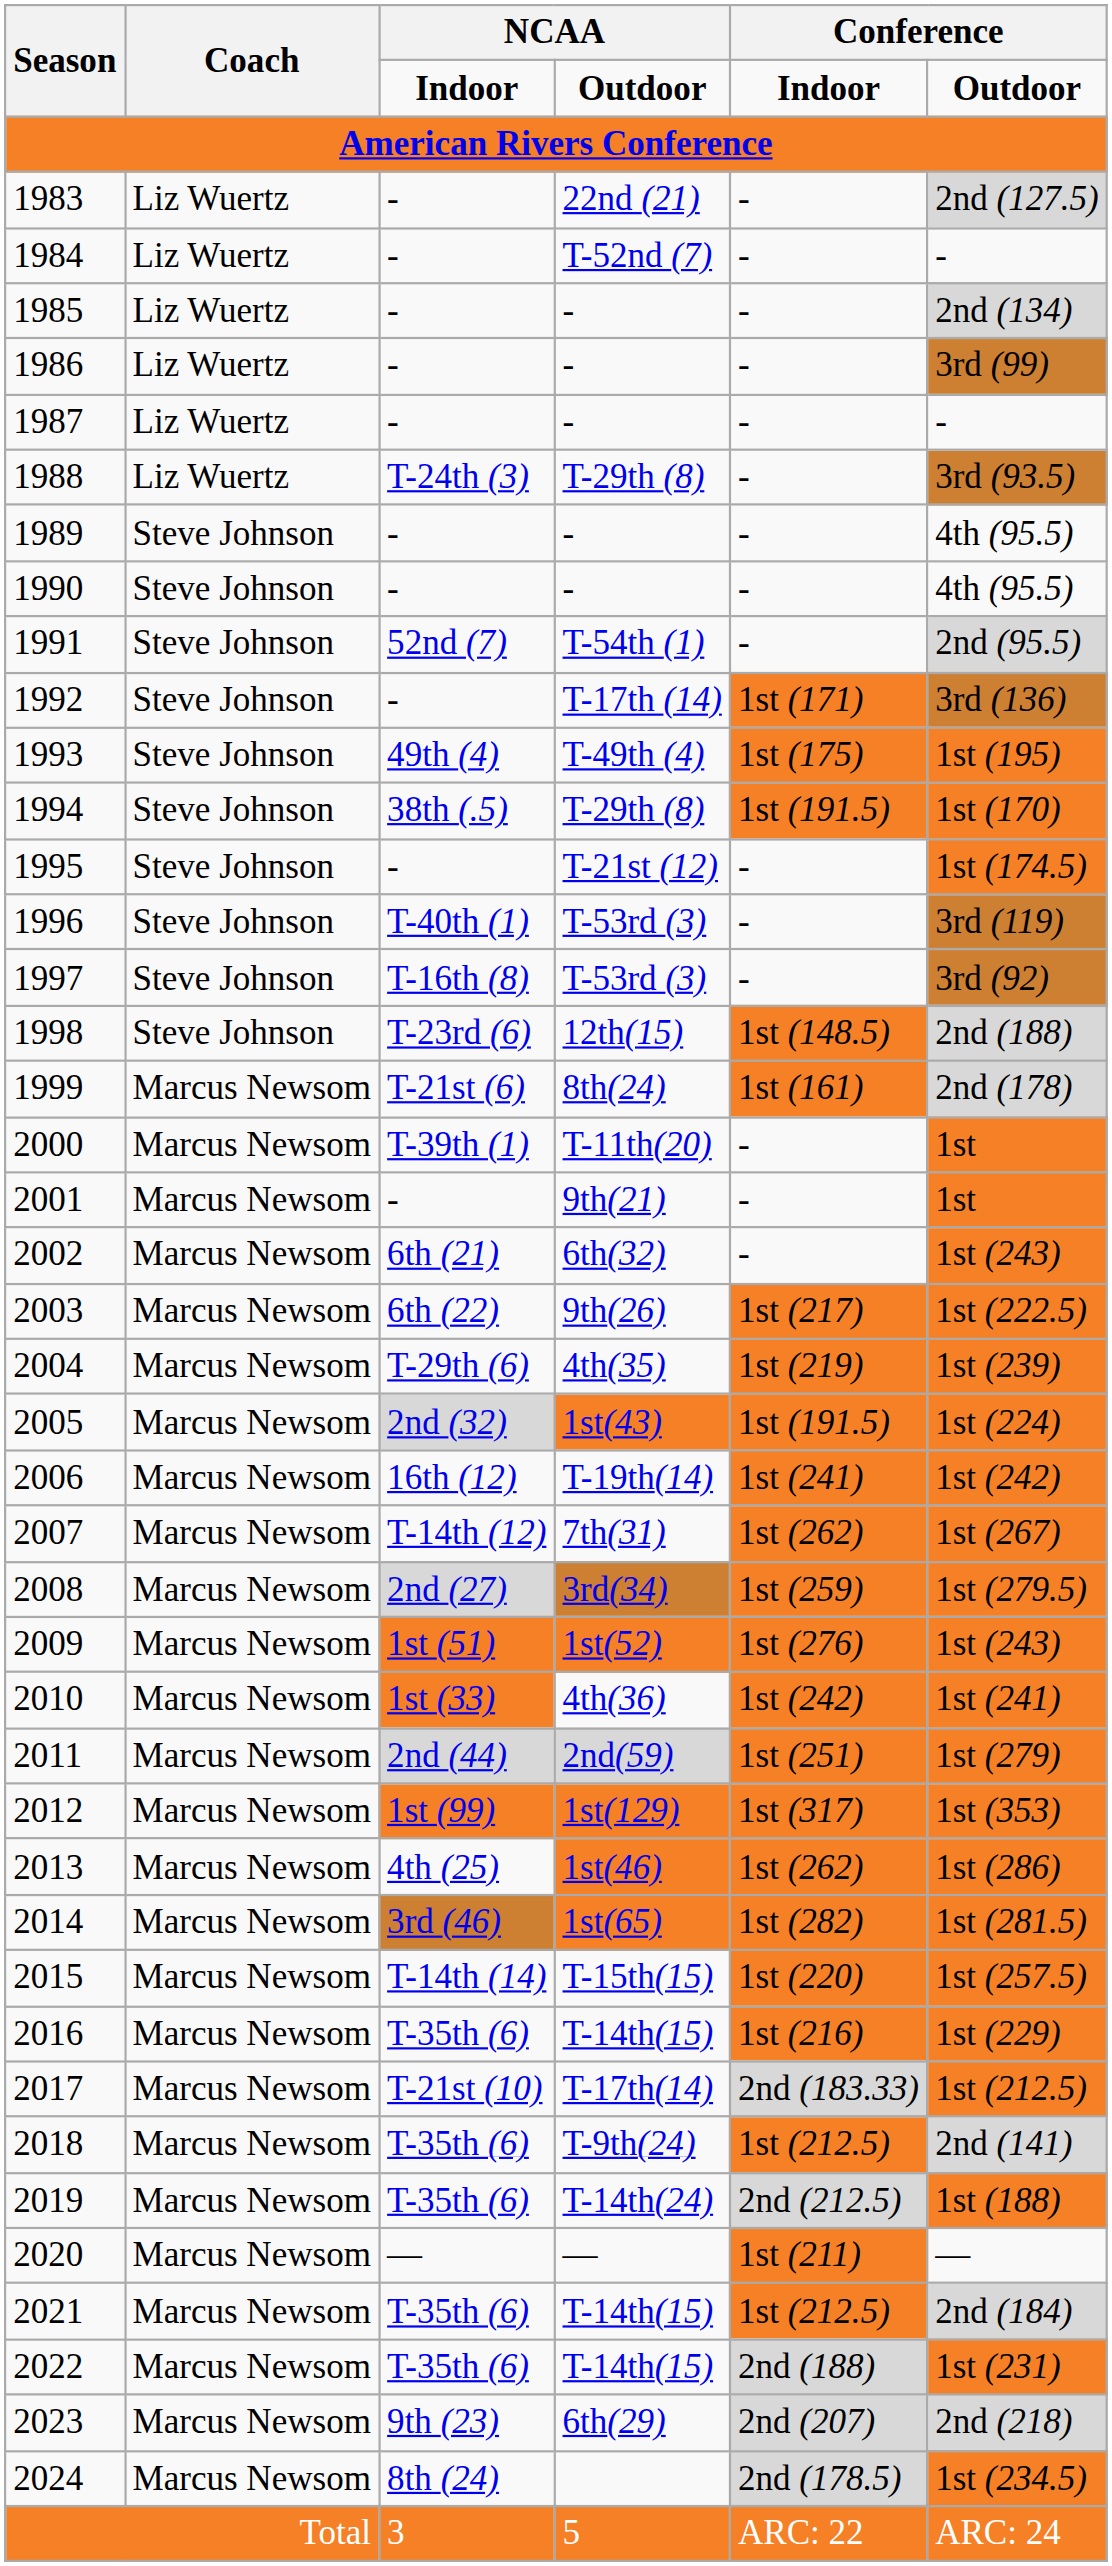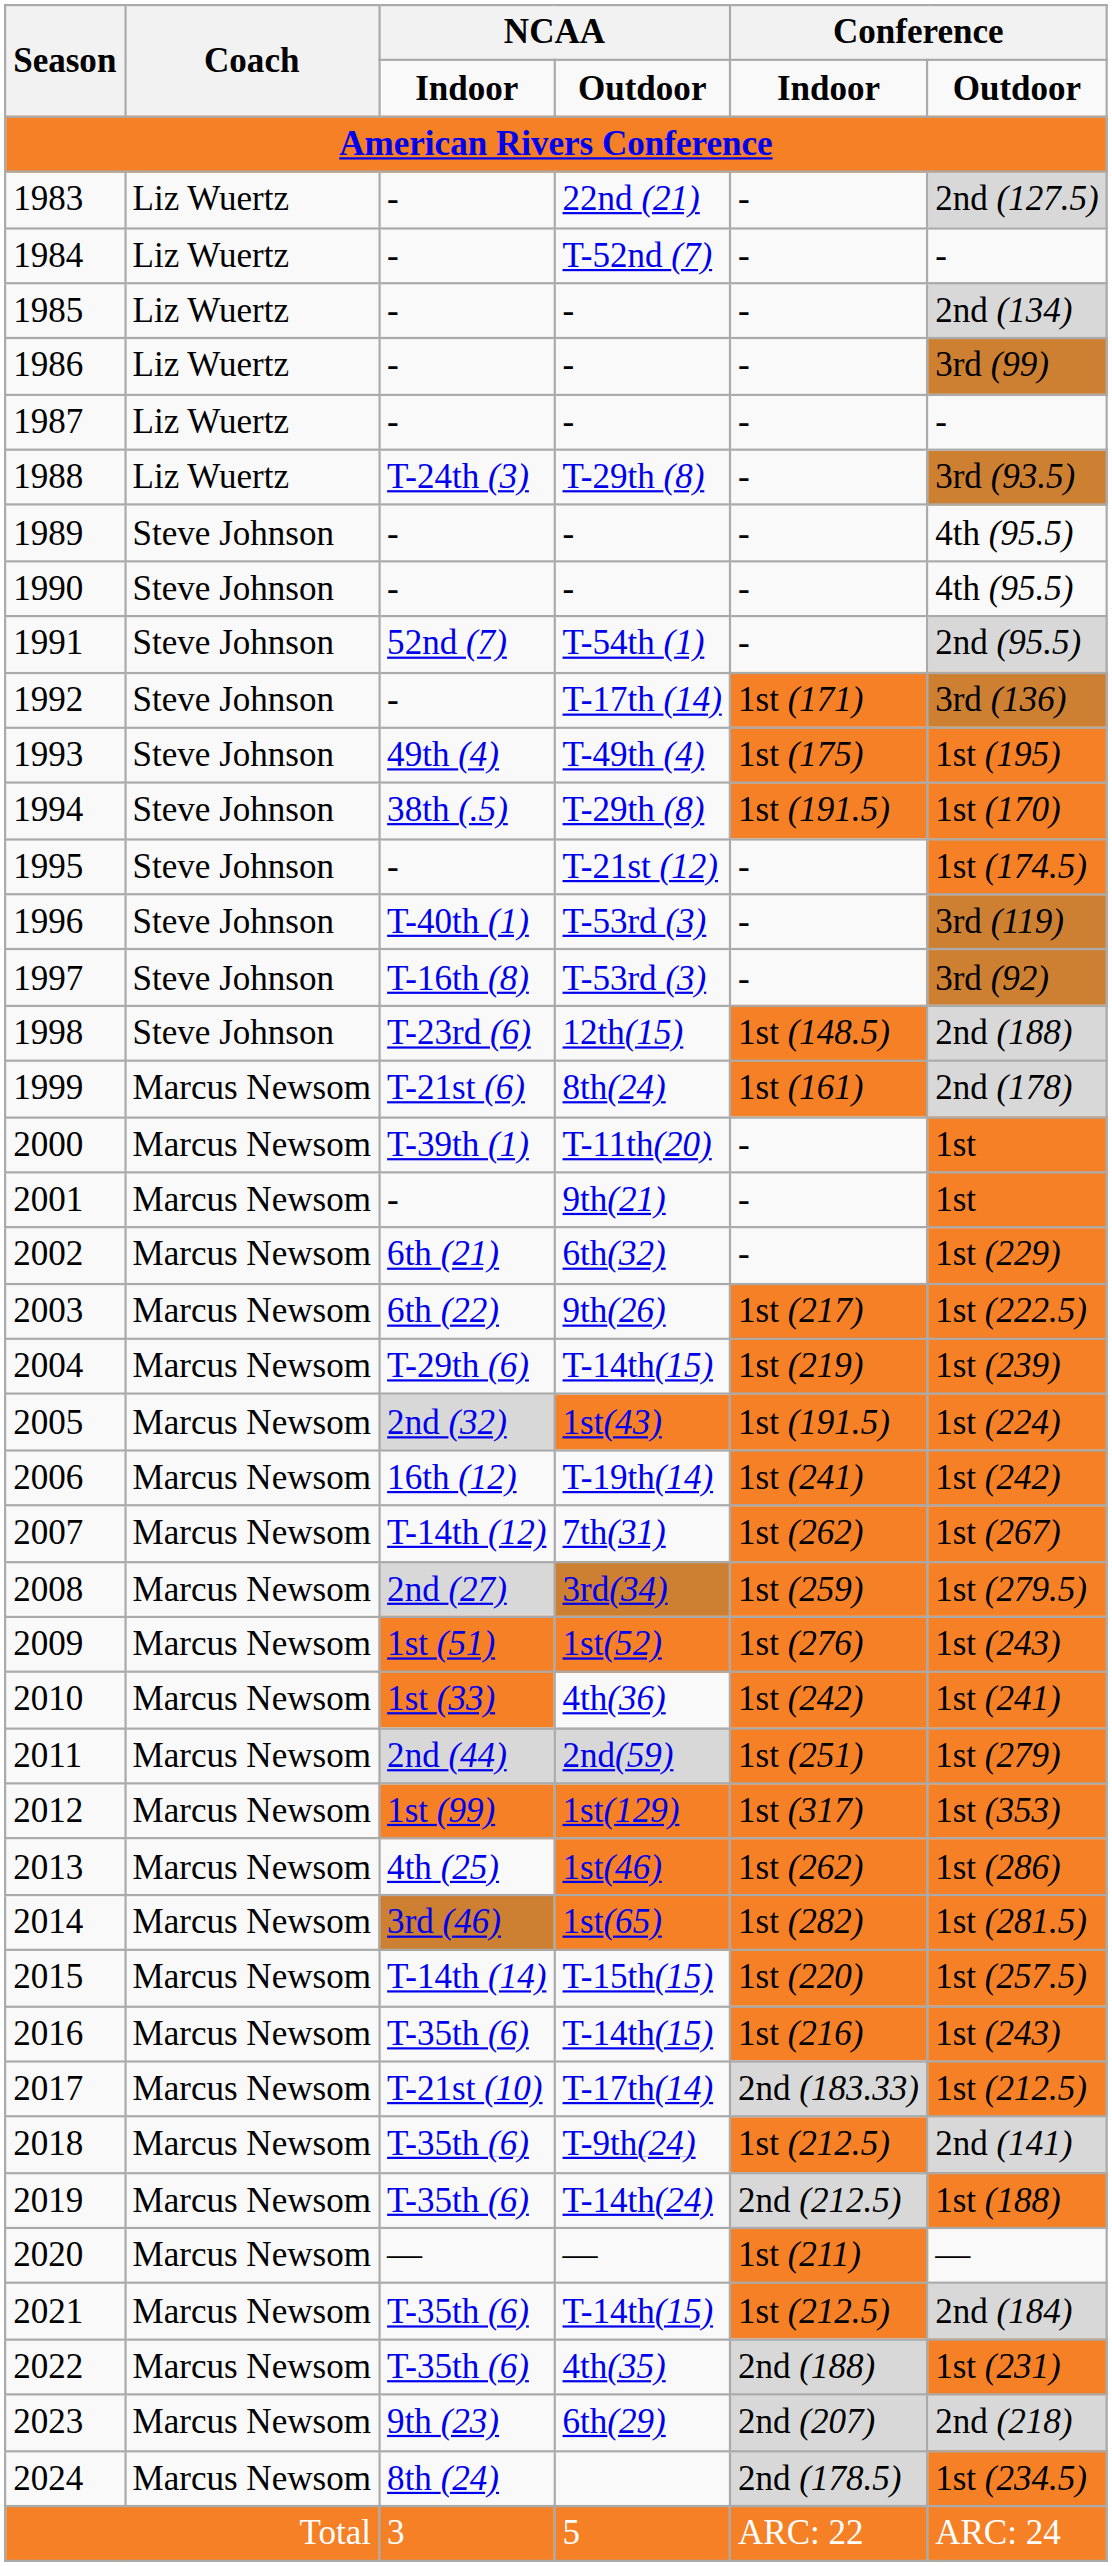(998, 1254) 1st (243) -> (998, 1254) 1st (229)
(614, 1365) 4th(35) -> (638, 1365) T-14th(15)
(998, 2032) 1st (229) -> (998, 2032) 1st (243)
(638, 2366) T-14th(15) -> (614, 2366) 4th(35)
